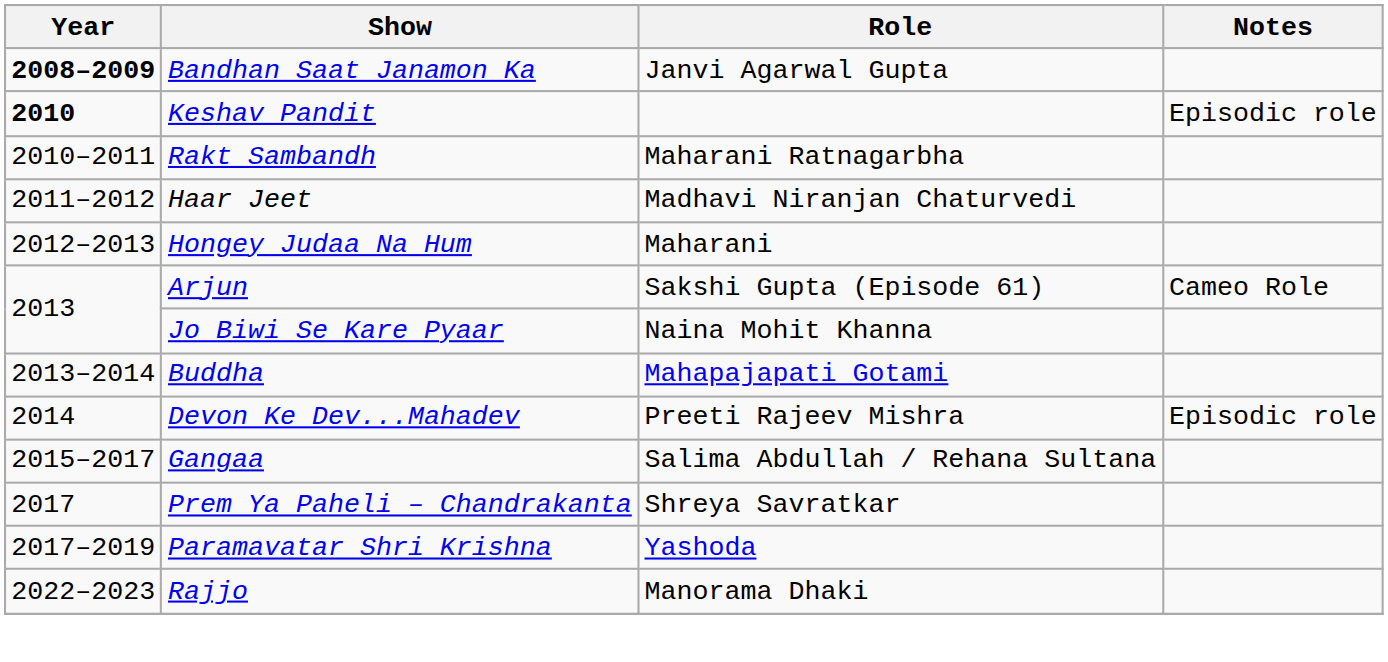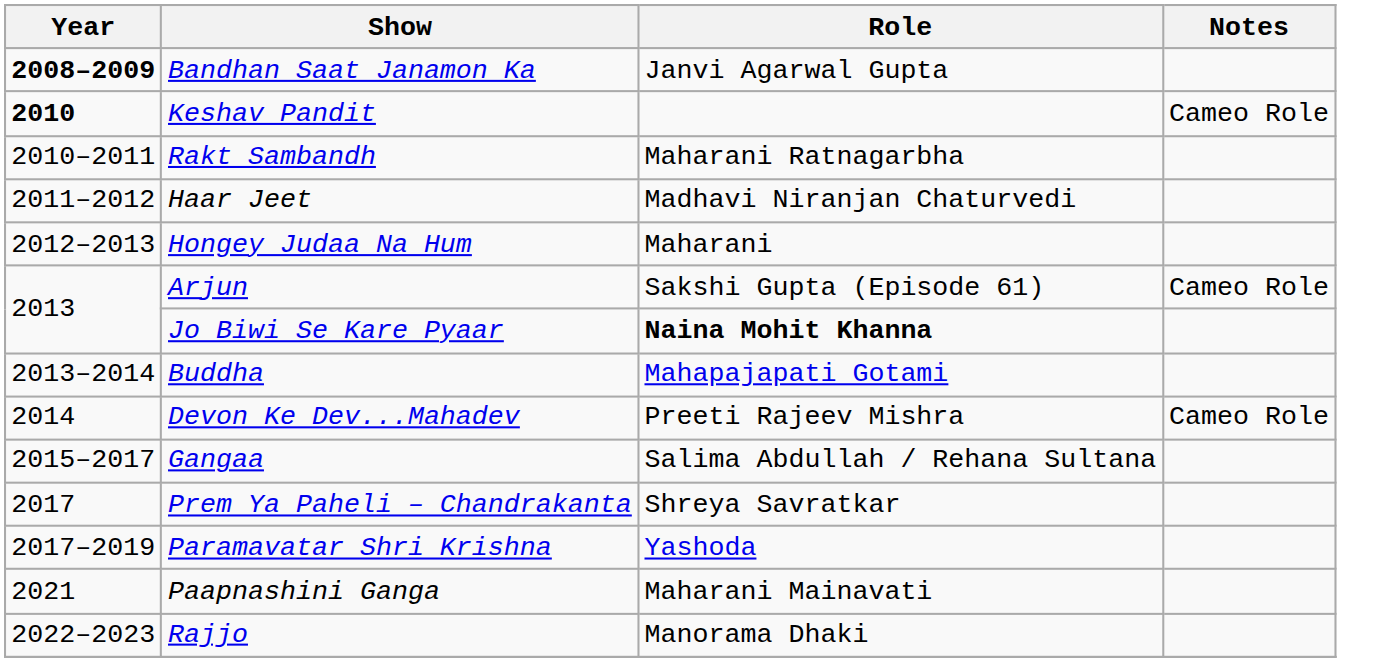(1273, 114) Episodic role -> (1249, 114) Cameo Role
(788, 331) normal -> (788, 331) bold
(1273, 418) Episodic role -> (1249, 418) Cameo Role
+ row: (304, 591)
